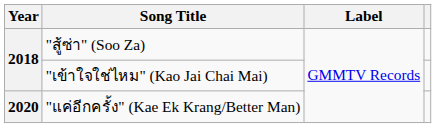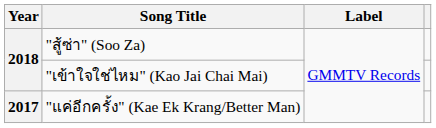(23, 106) 2020 -> (23, 106) 2017
